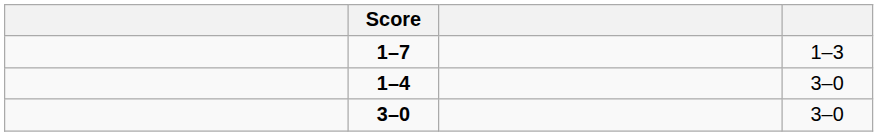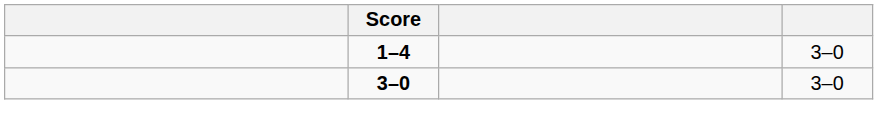- row: (393, 51)
